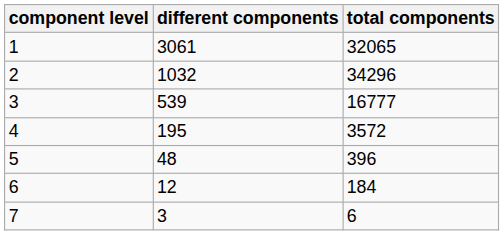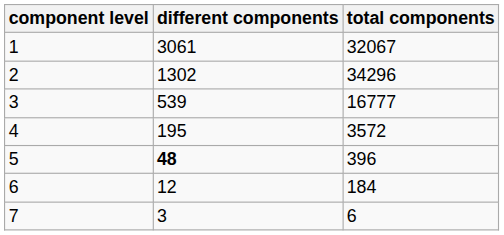(371, 46) 32065 -> (371, 46) 32067
(177, 74) 1032 -> (177, 74) 1302
(167, 159) normal -> (167, 159) bold
